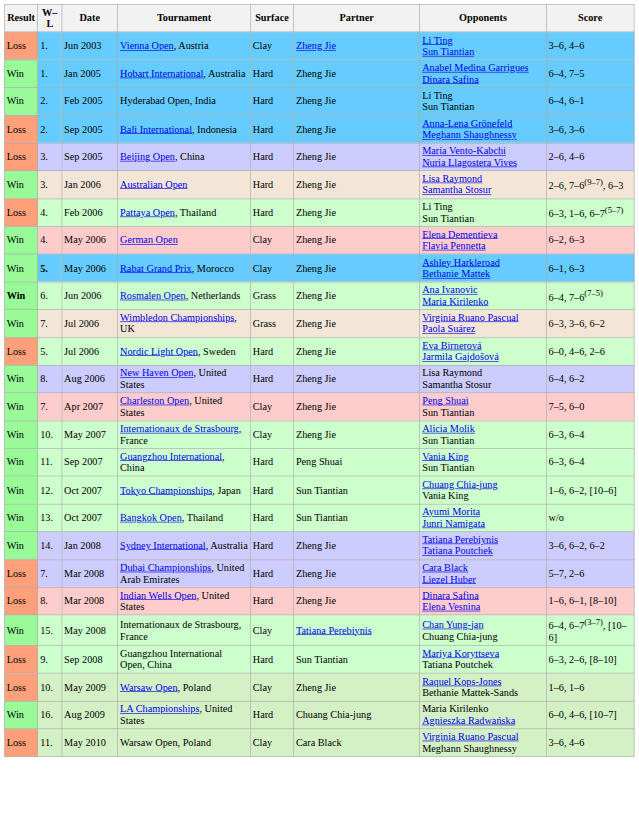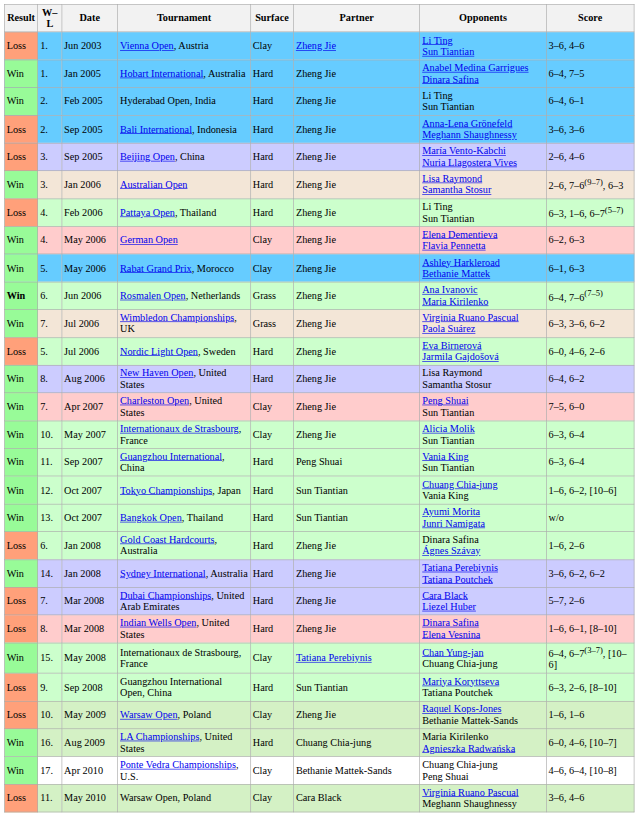(44, 268) bold -> (44, 268) normal
+ row: (82, 545)
+ row: (84, 770)
